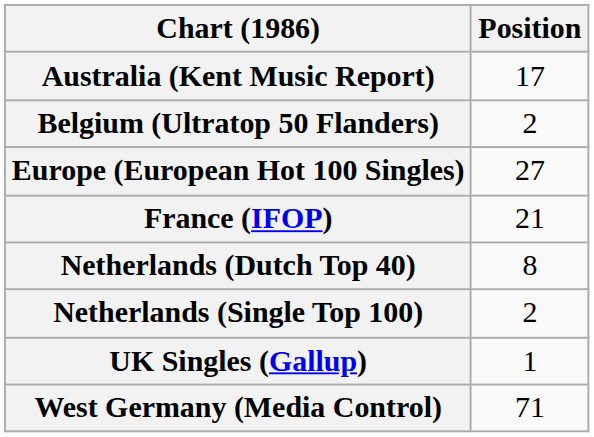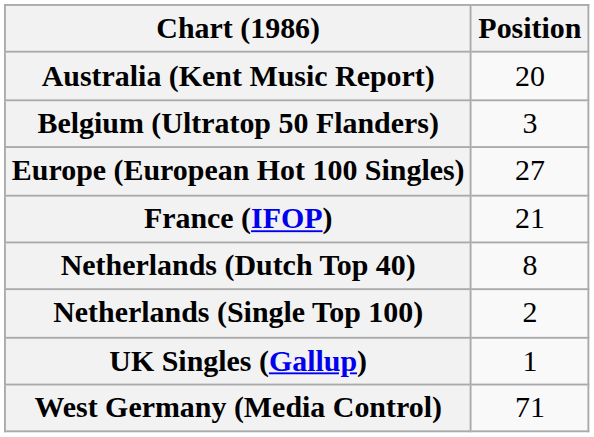(530, 75) 17 -> (530, 75) 20
(530, 123) 2 -> (530, 123) 3
